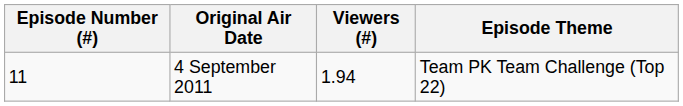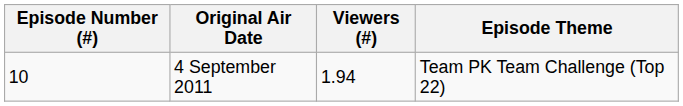(18, 76) 11 -> (19, 76) 10
